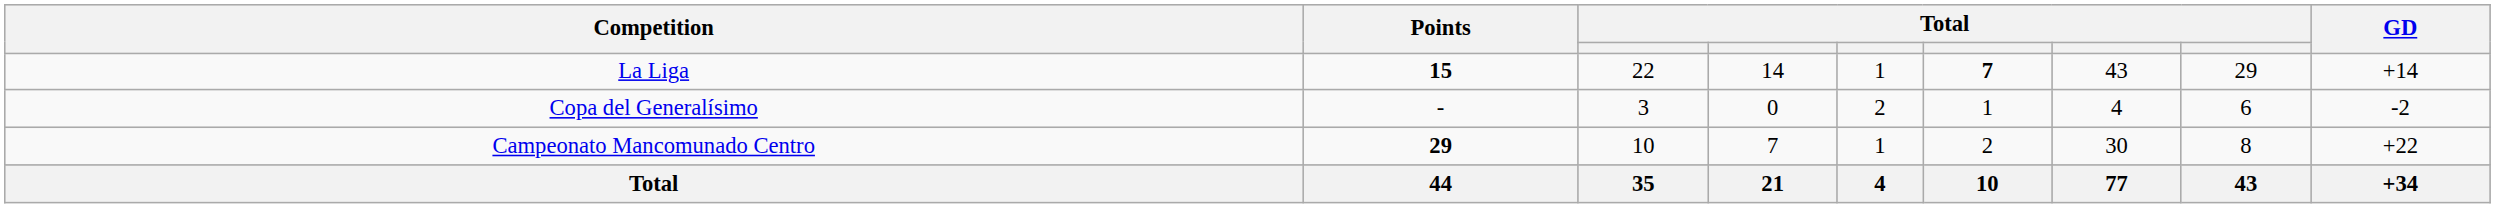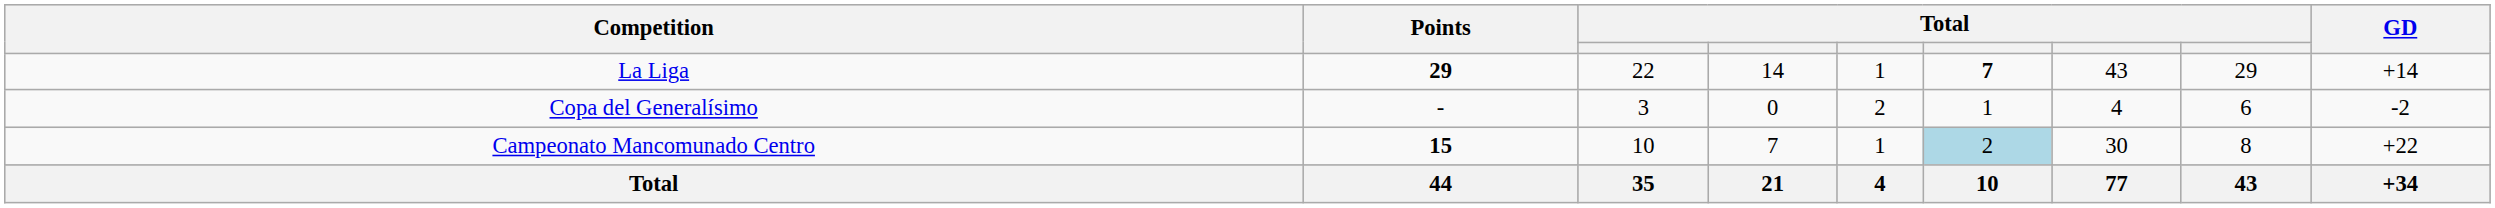(1441, 71) 15 -> (1441, 71) 29
(1441, 145) 29 -> (1441, 145) 15
(1987, 145) no background -> (1987, 145) lightblue background
